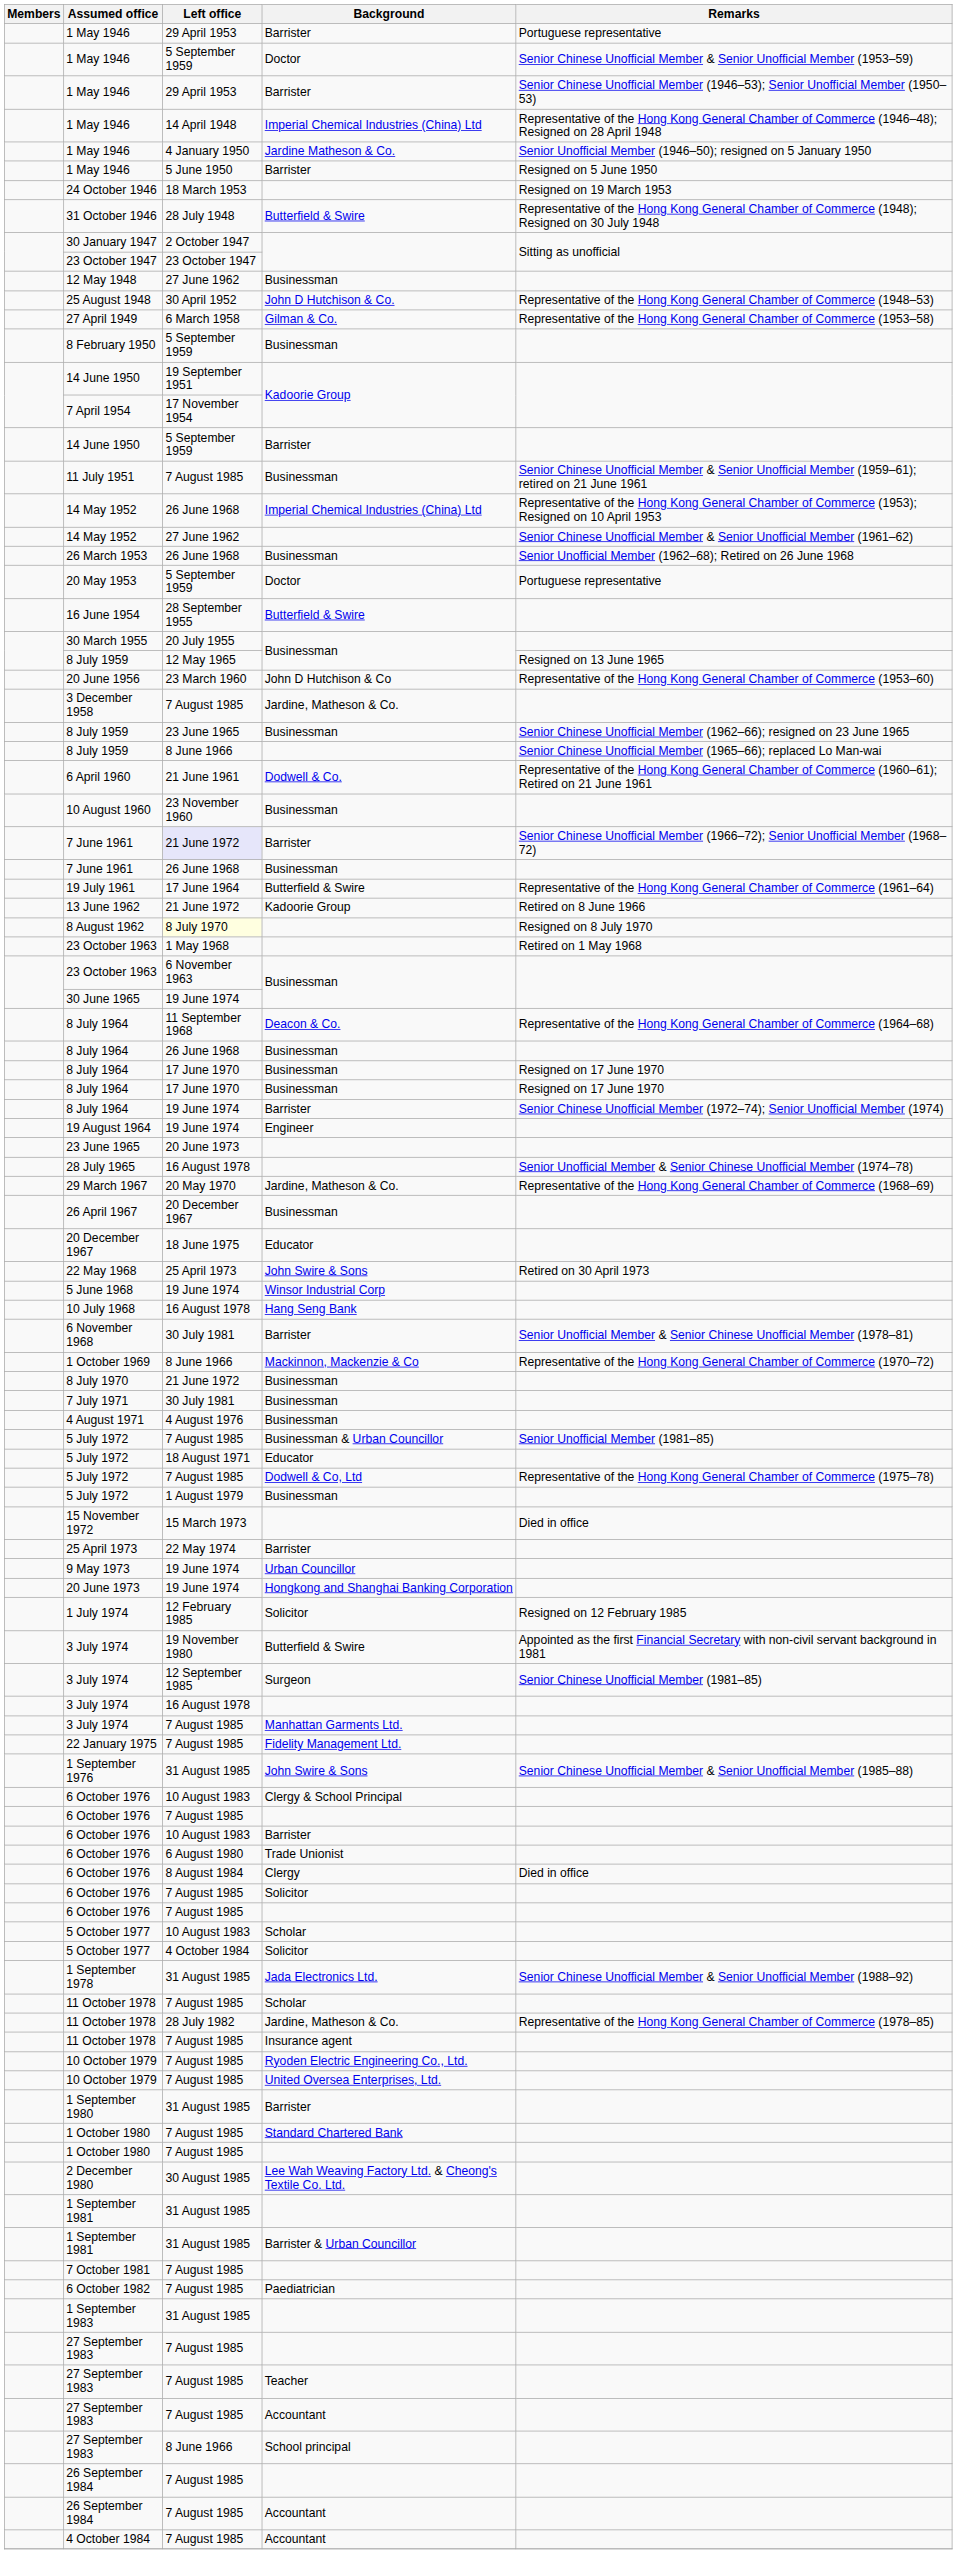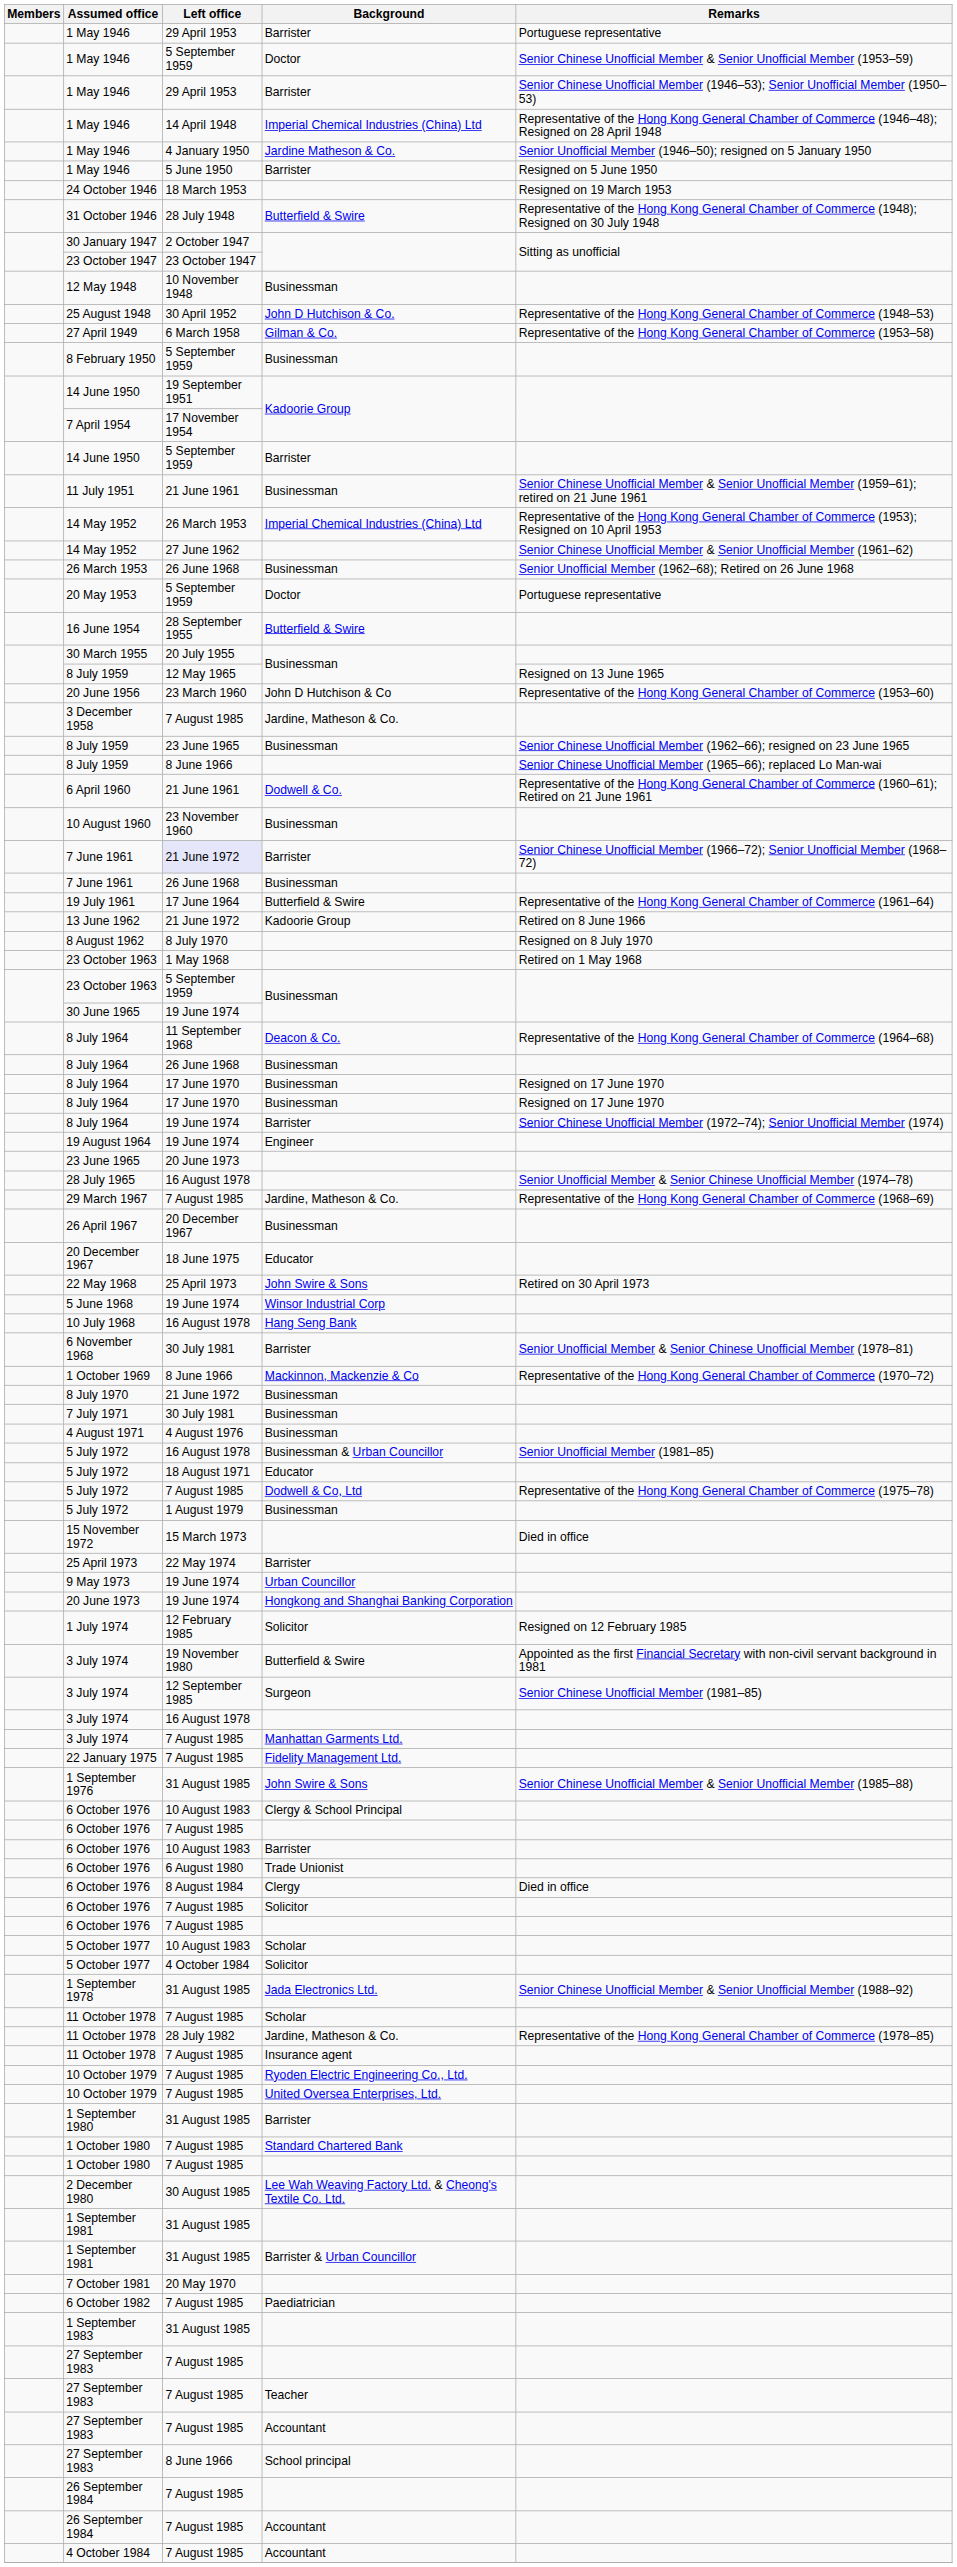(202, 280) 27 June 1962 -> (202, 287) 10 November 1948
(204, 477) 7 August 1985 -> (202, 491) 21 June 1961
(202, 510) 26 June 1968 -> (206, 524) 26 March 1953
(197, 927) lightyellow background -> (197, 940) no background
(199, 972) 6 November 1963 -> (200, 986) 5 September 1959
(201, 1186) 20 May 1970 -> (204, 1199) 7 August 1985
(204, 1439) 7 August 1985 -> (208, 1452) 16 August 1978
(204, 2270) 7 August 1985 -> (201, 2283) 20 May 1970
